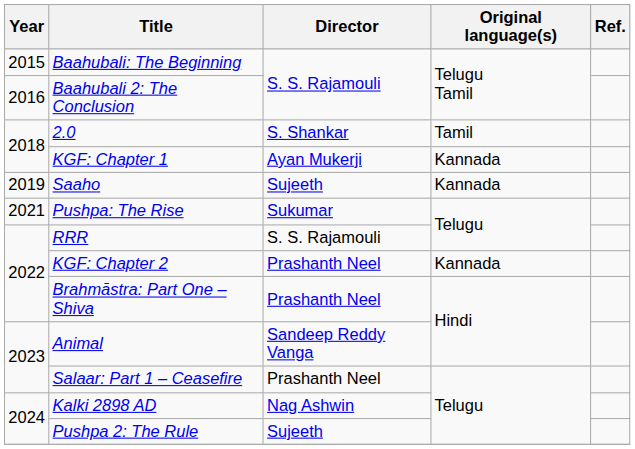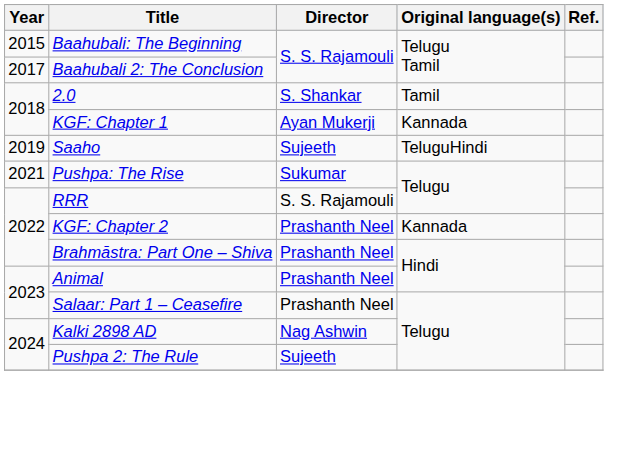(27, 97) 2016 -> (27, 69) 2017
(467, 185) Kannada -> (444, 148) TeluguHindi
(326, 343) Sandeep Reddy Vanga -> (337, 278) Prashanth Neel
